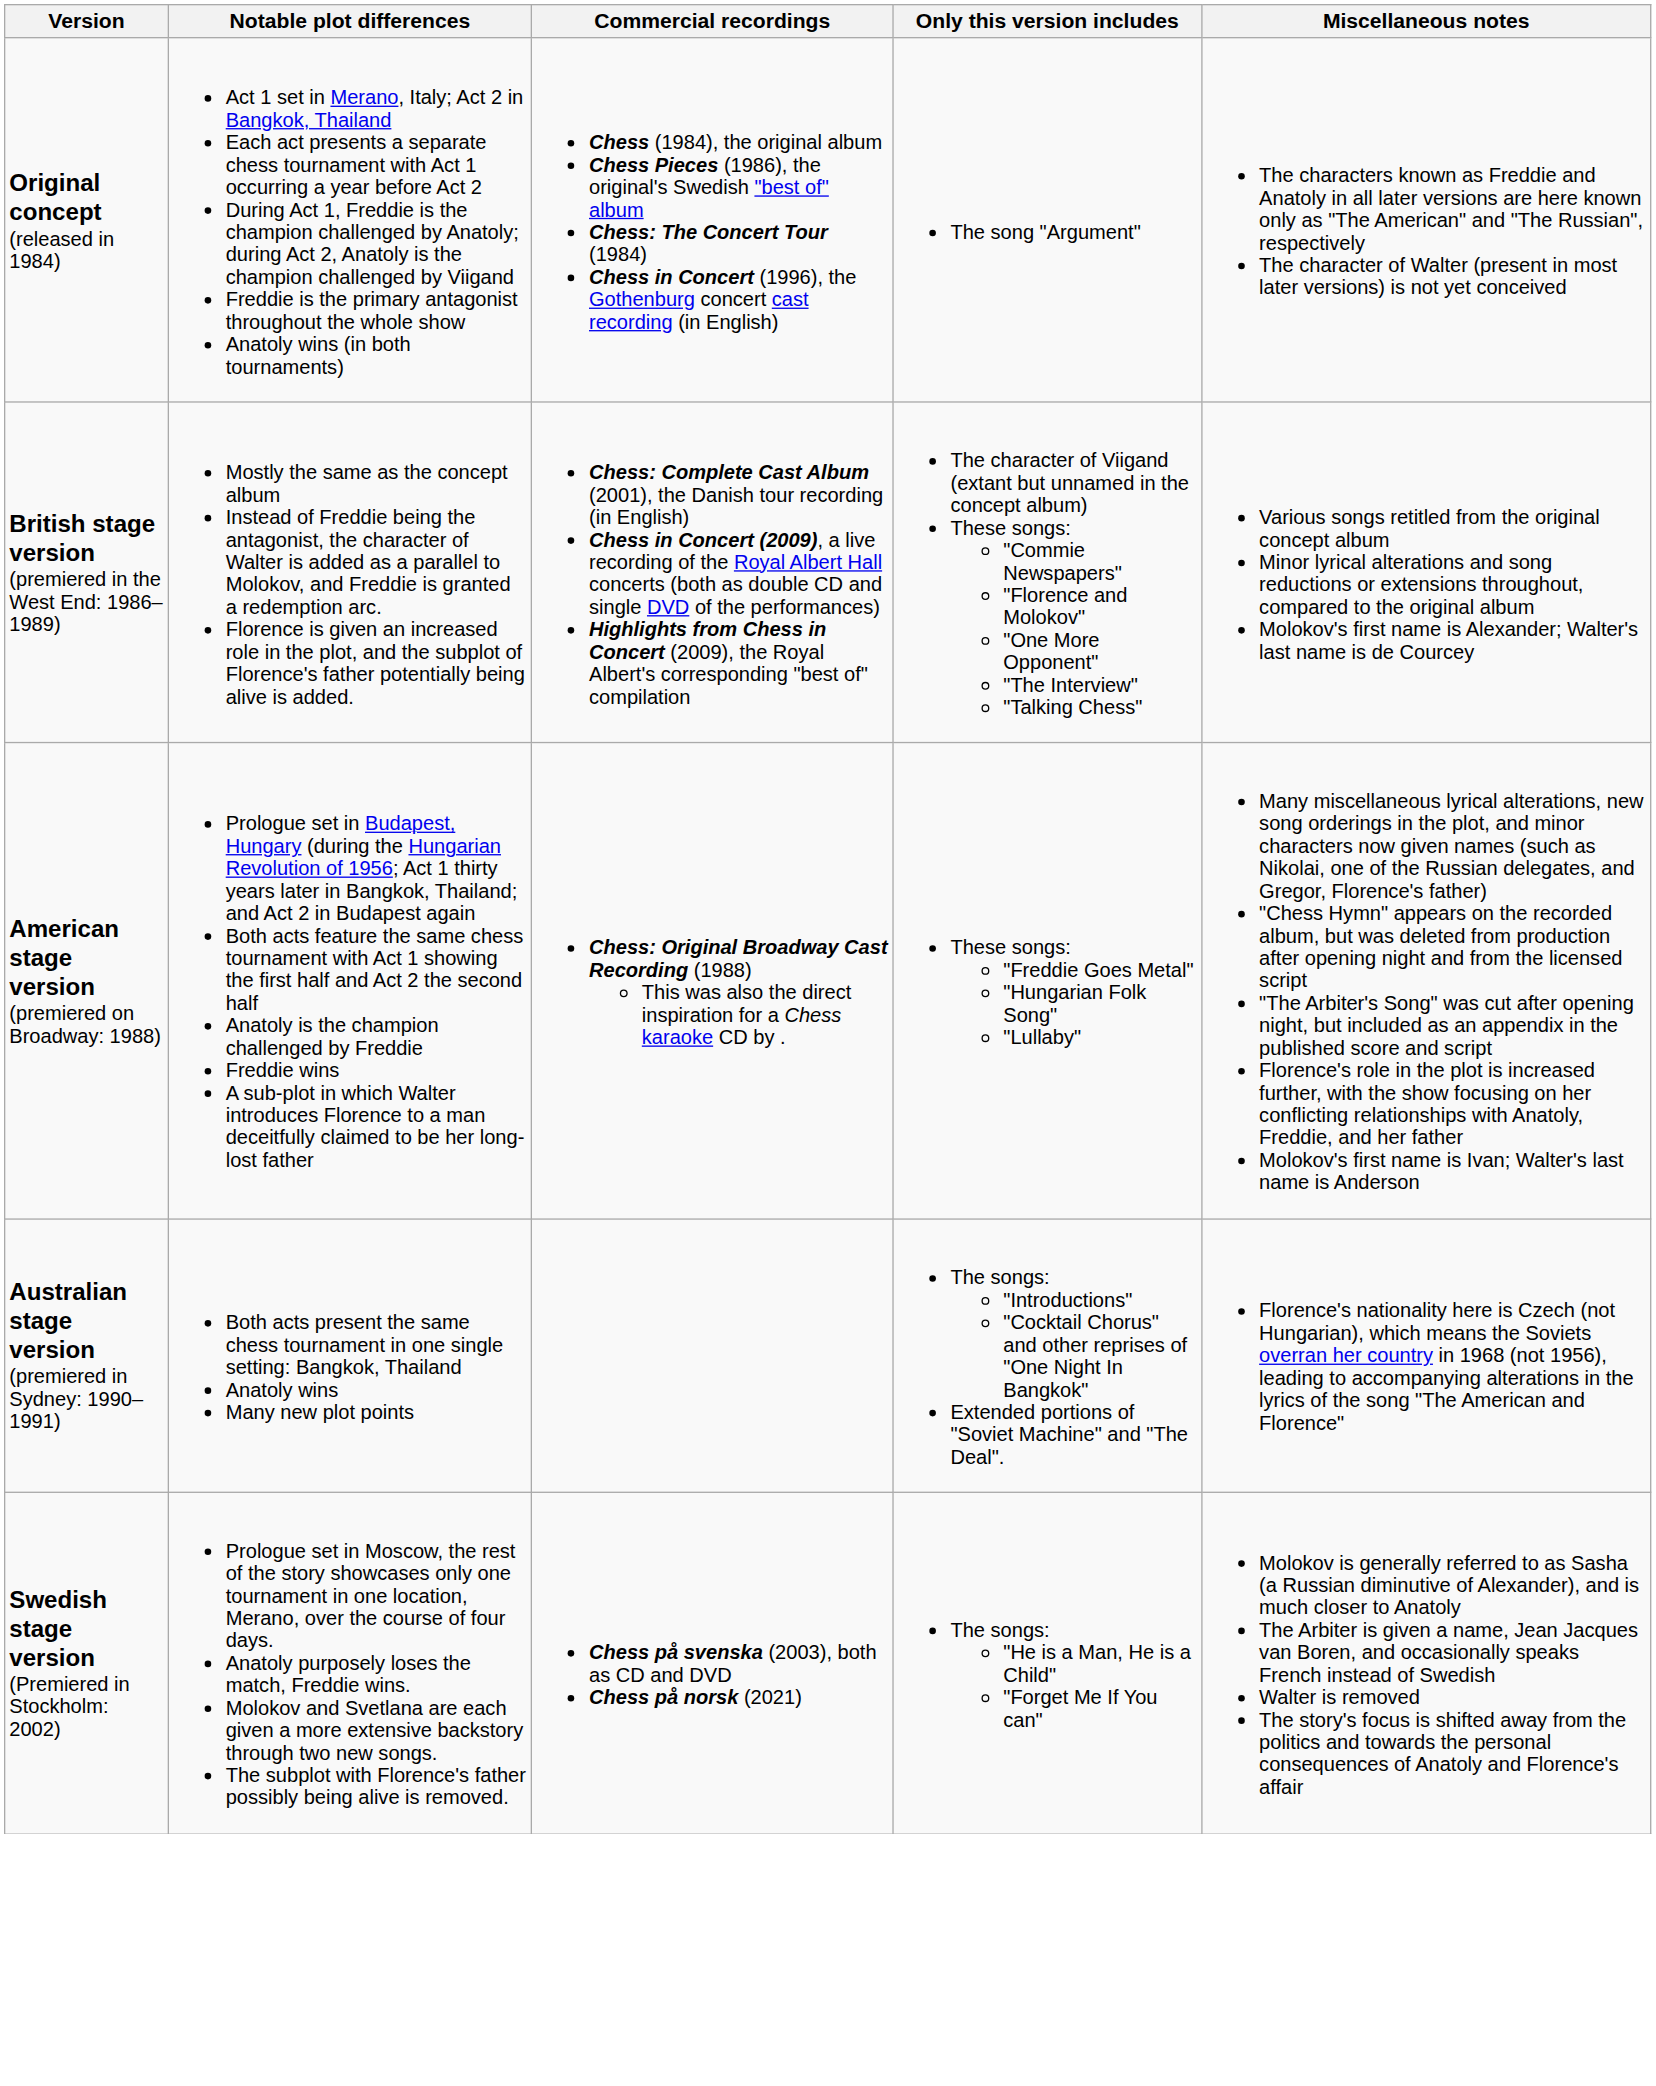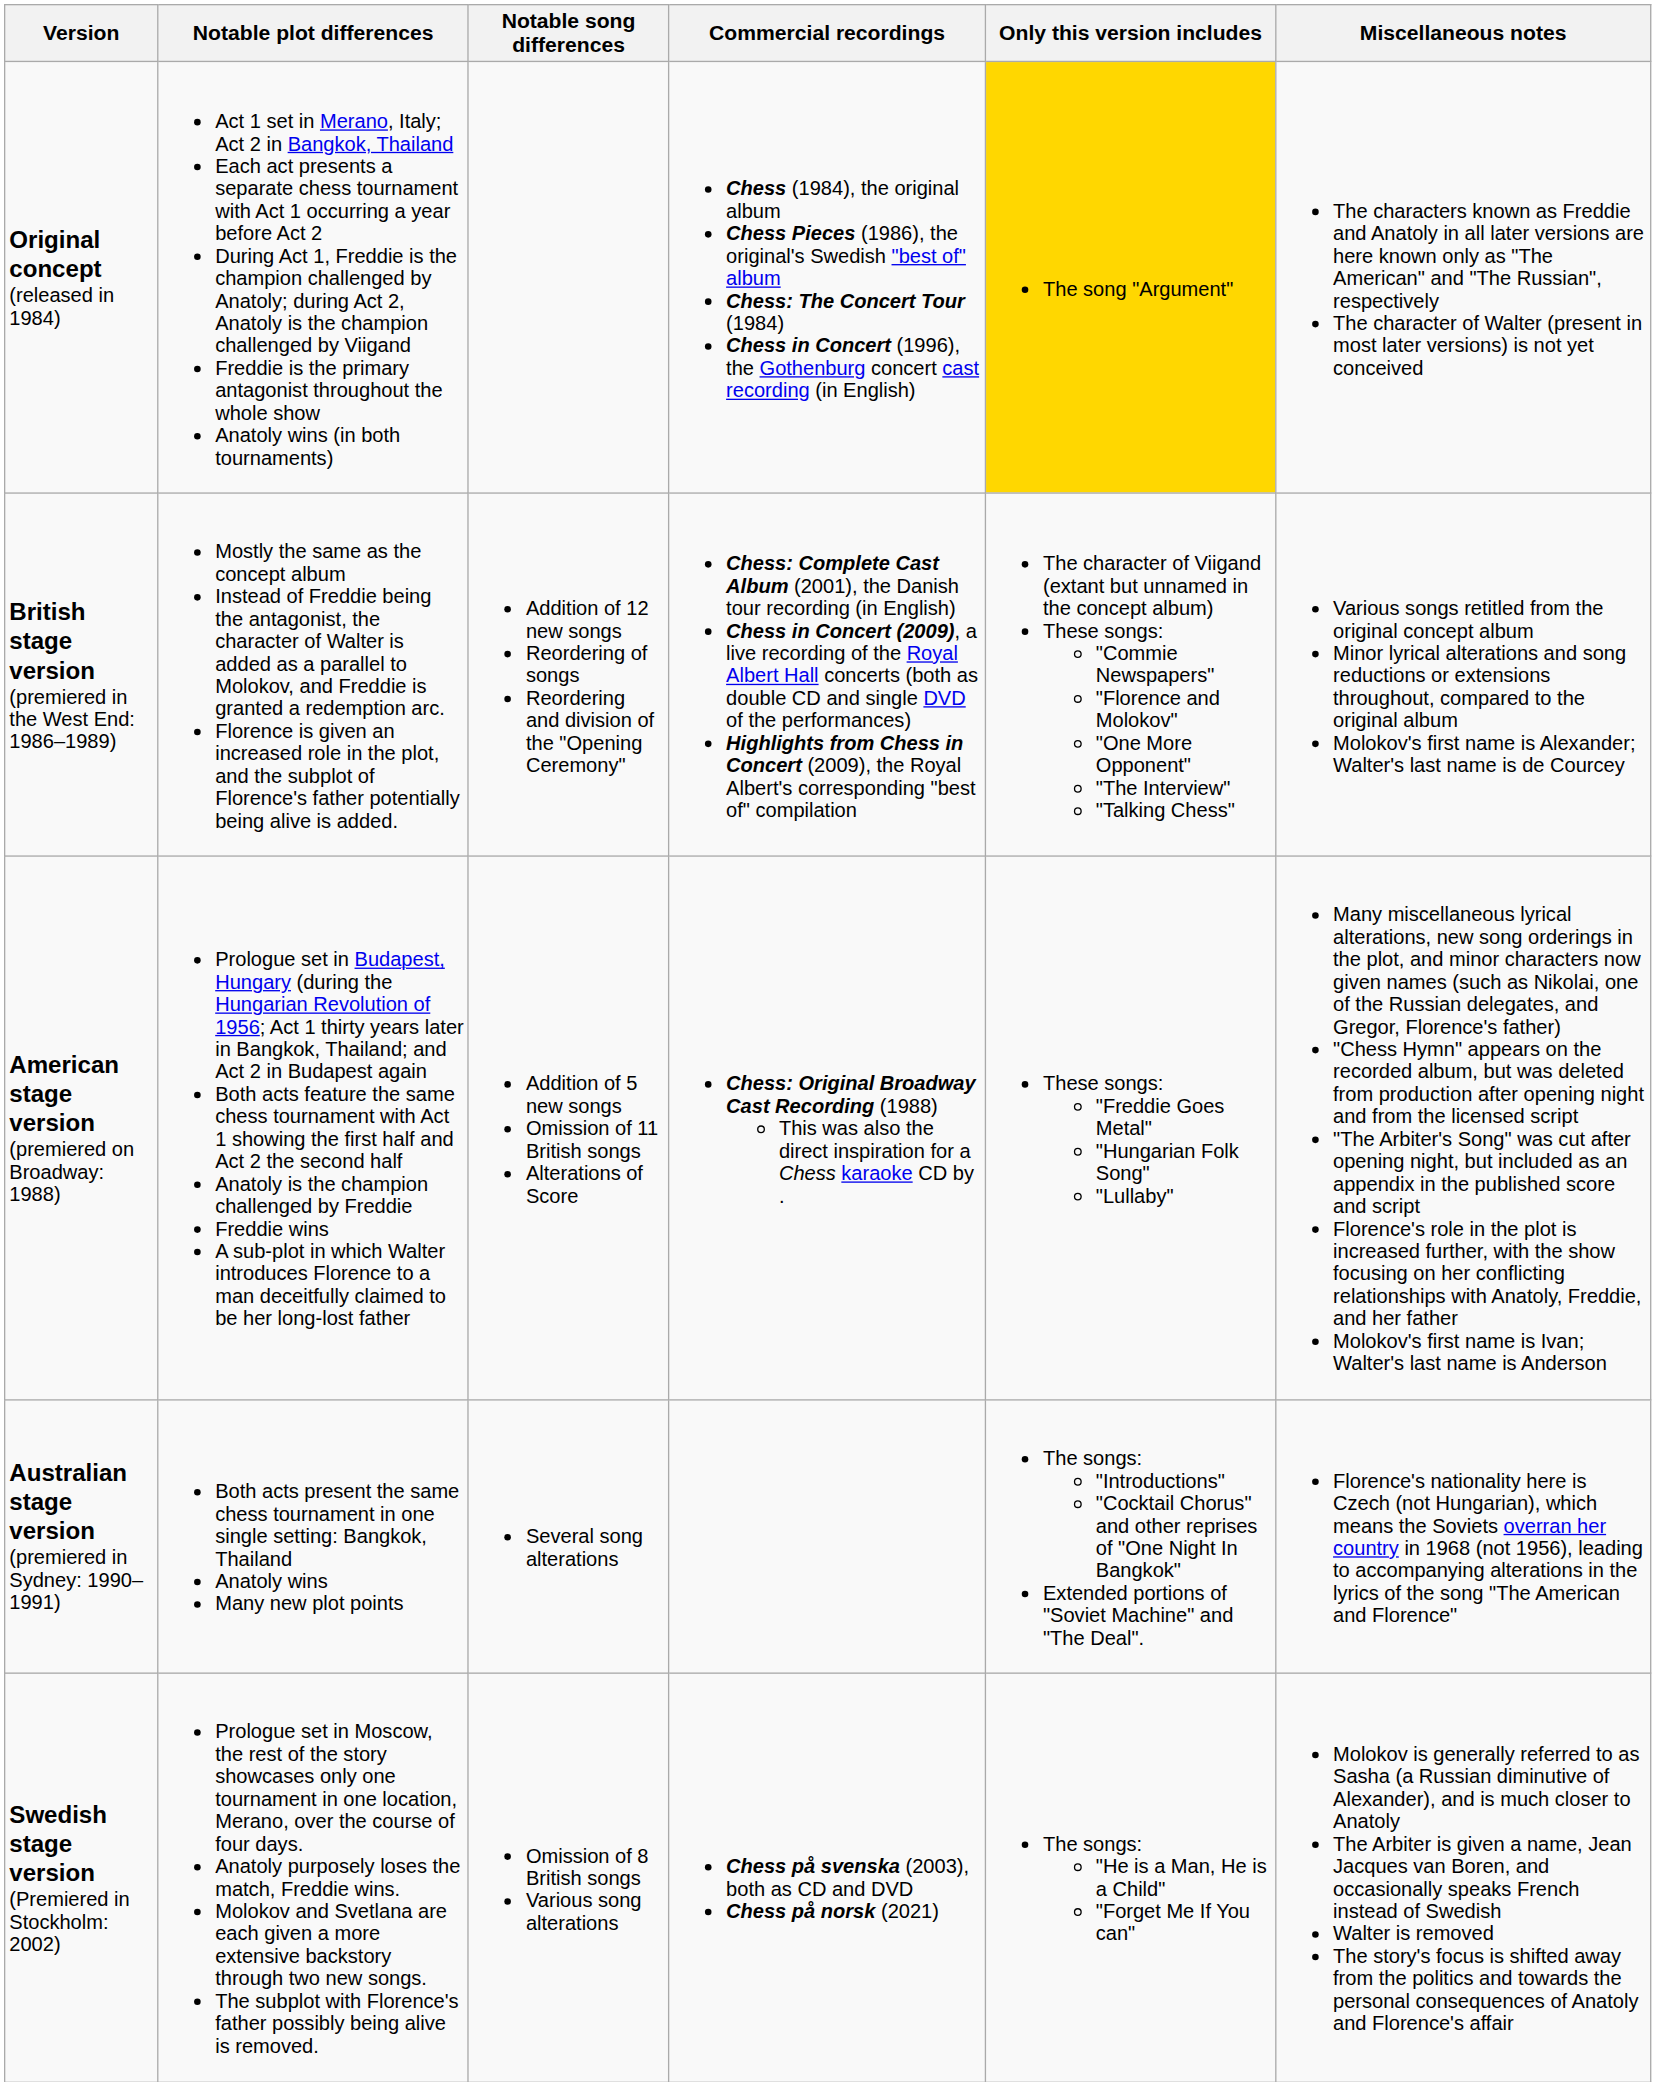+ column: (569, 33)
(1047, 231) no background -> (1131, 289) gold background
